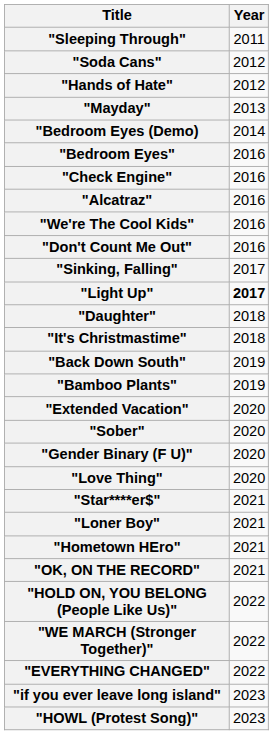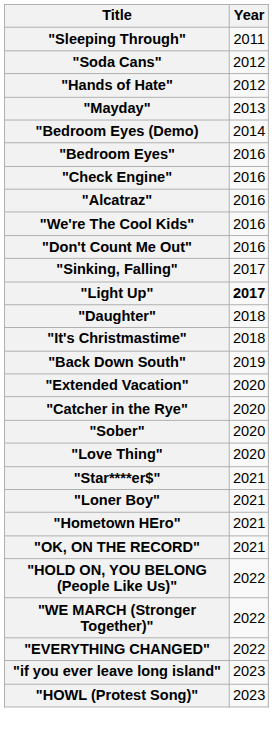- row: (117, 385)
+ row: (117, 408)
- row: (117, 454)
